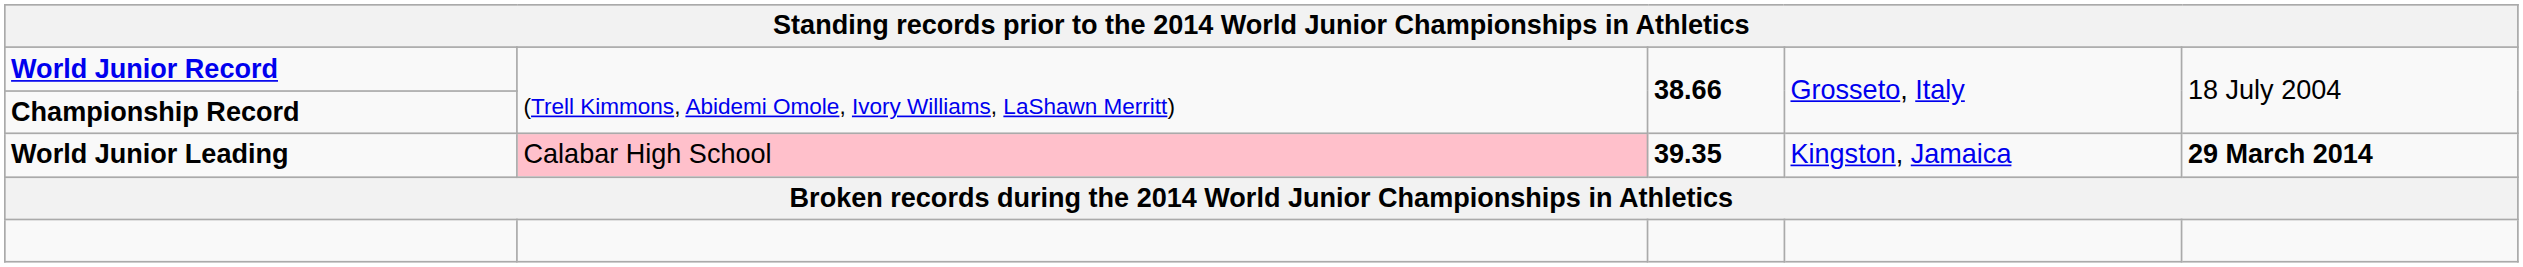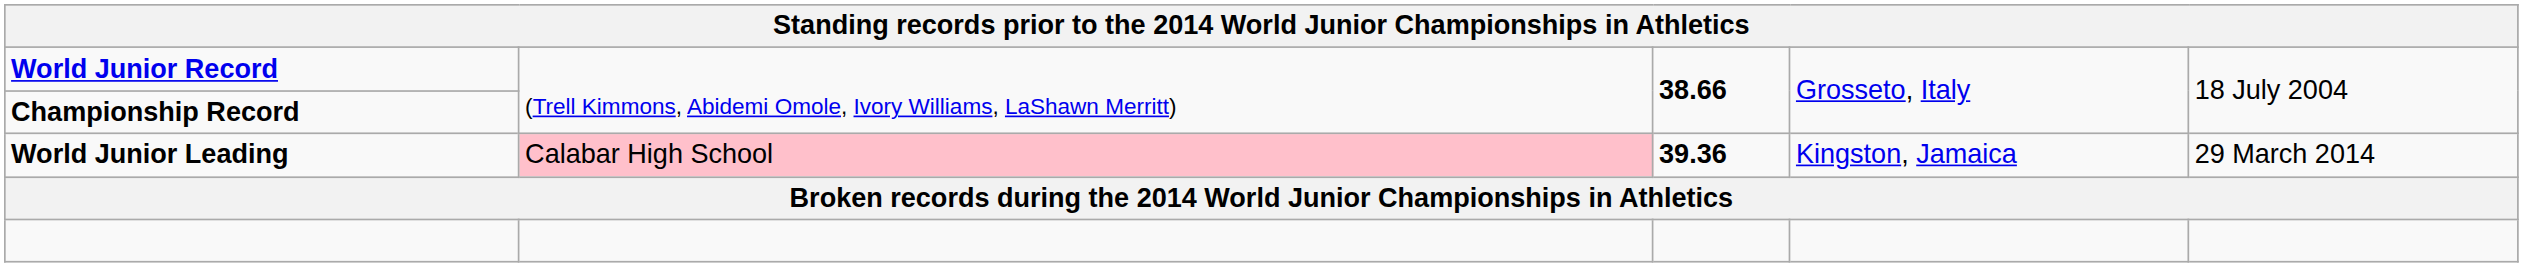(1688, 154) 39.35 -> (1693, 154) 39.36
(2280, 154) bold -> (2285, 154) normal
